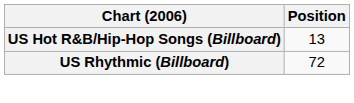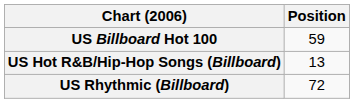+ row: (144, 39)
